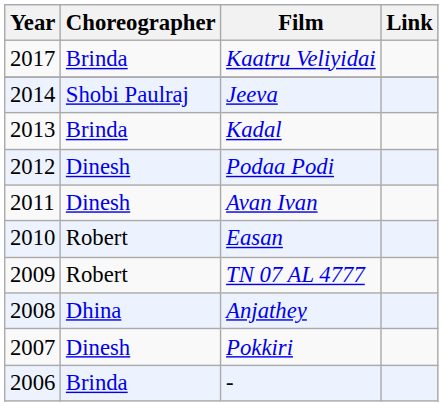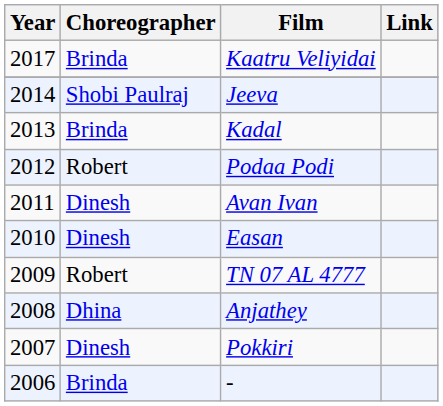(98, 166) Dinesh -> (97, 166) Robert
(97, 238) Robert -> (98, 238) Dinesh
